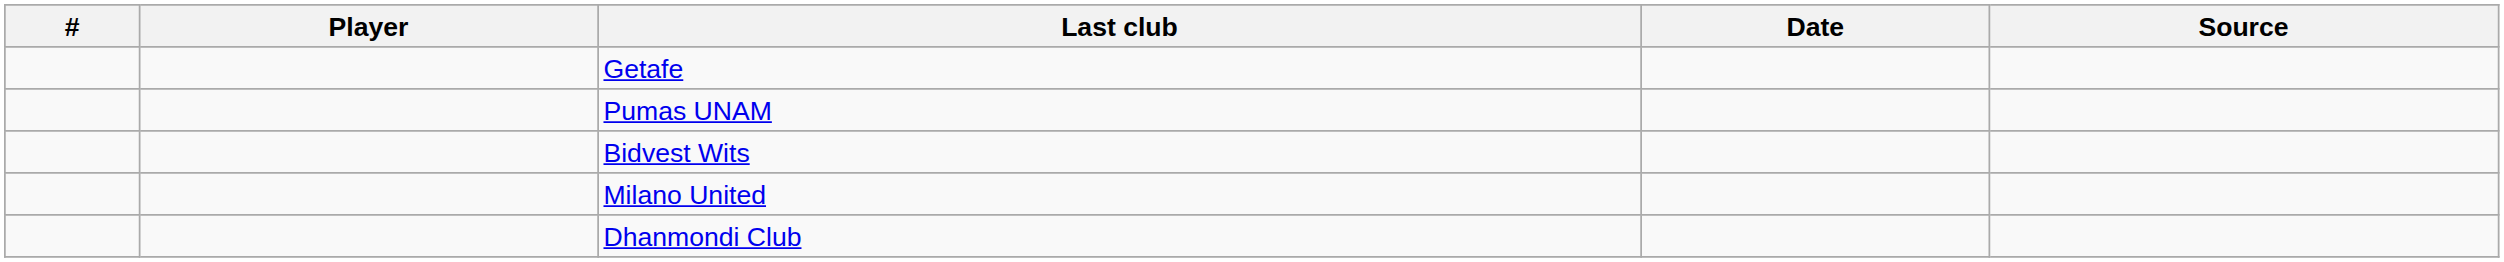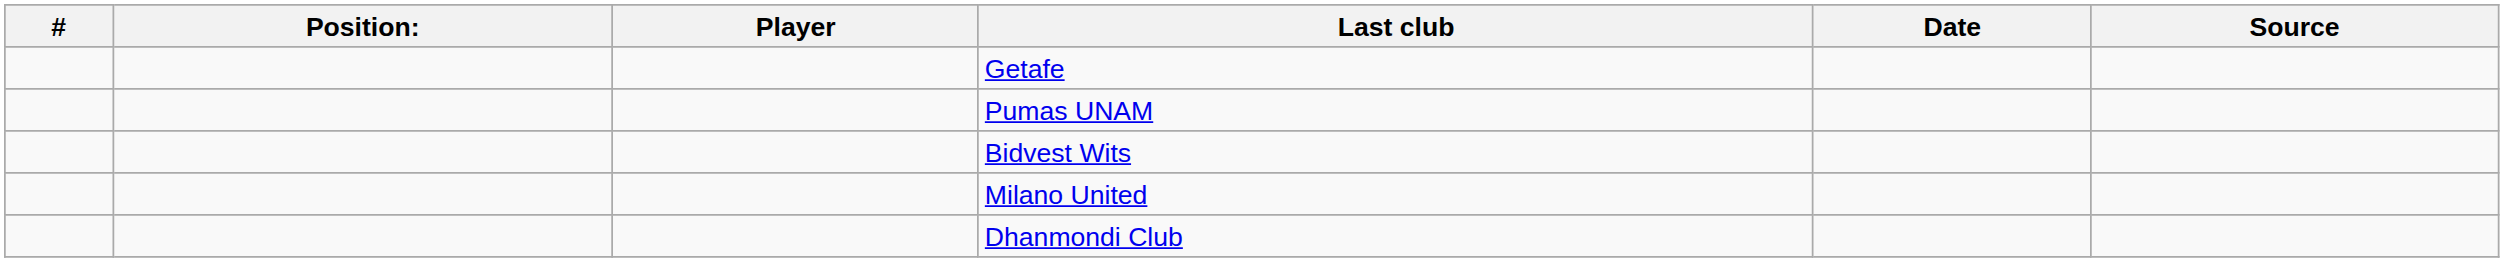+ column: (363, 26)
